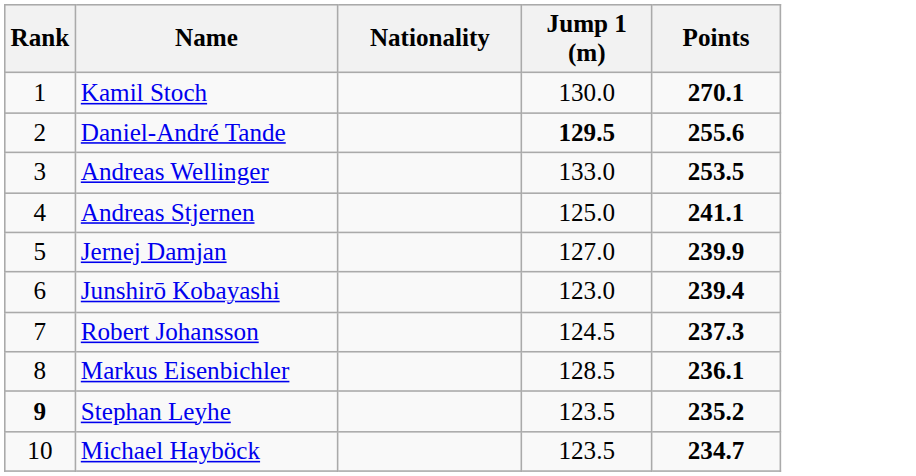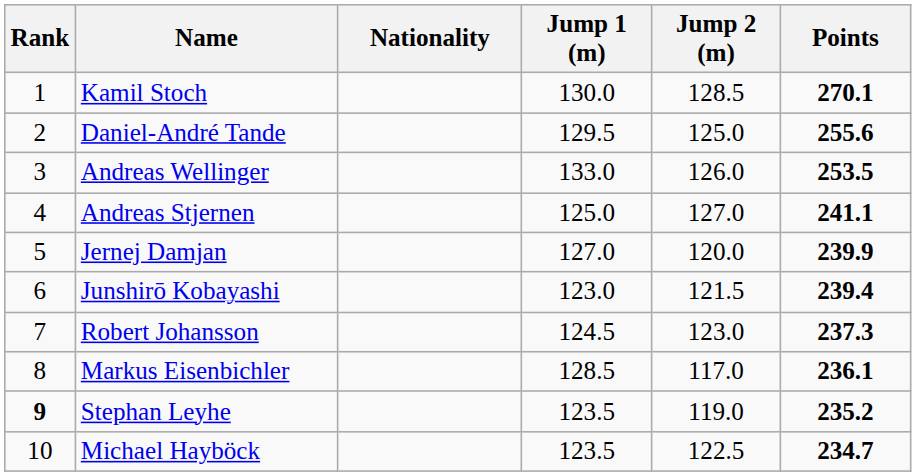+ column: (716, 38)
(587, 132) bold -> (587, 132) normal
